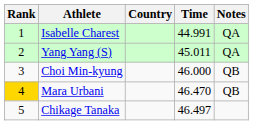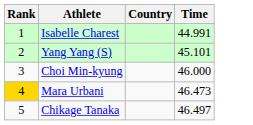- column: (231, 14)
(194, 52) 45.011 -> (194, 52) 45.101
(194, 91) 46.470 -> (194, 91) 46.473
